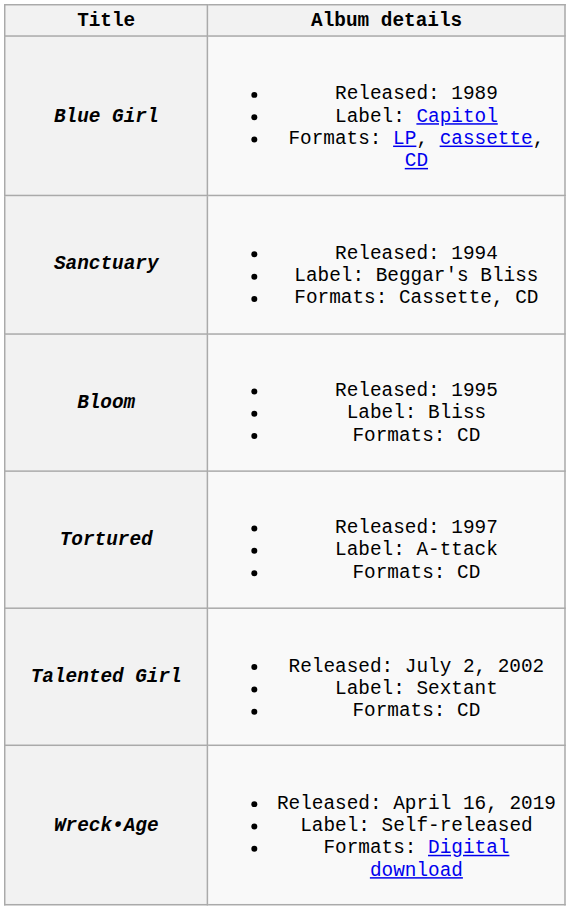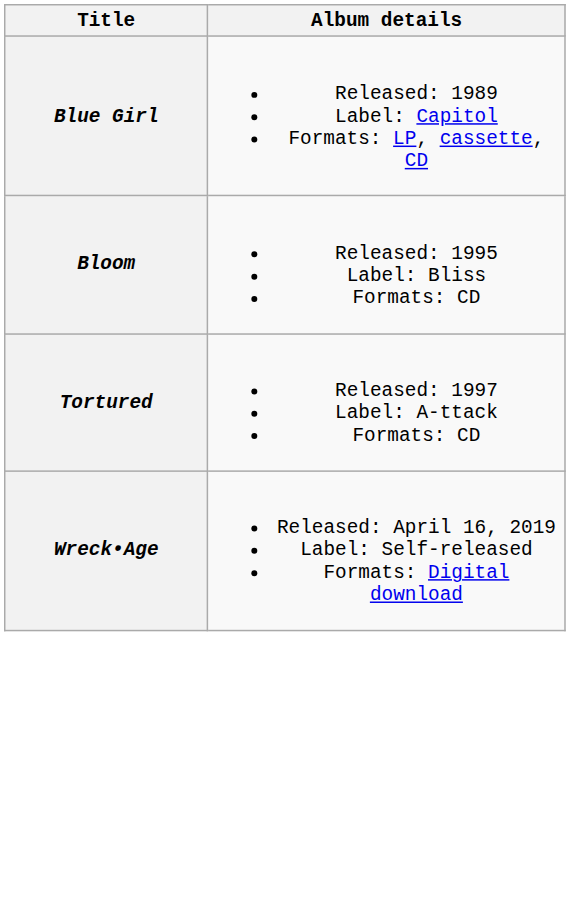- row: (106, 265)
- row: (106, 677)
